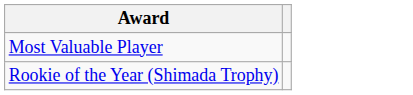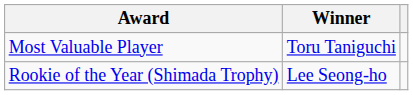+ column: (341, 18)
